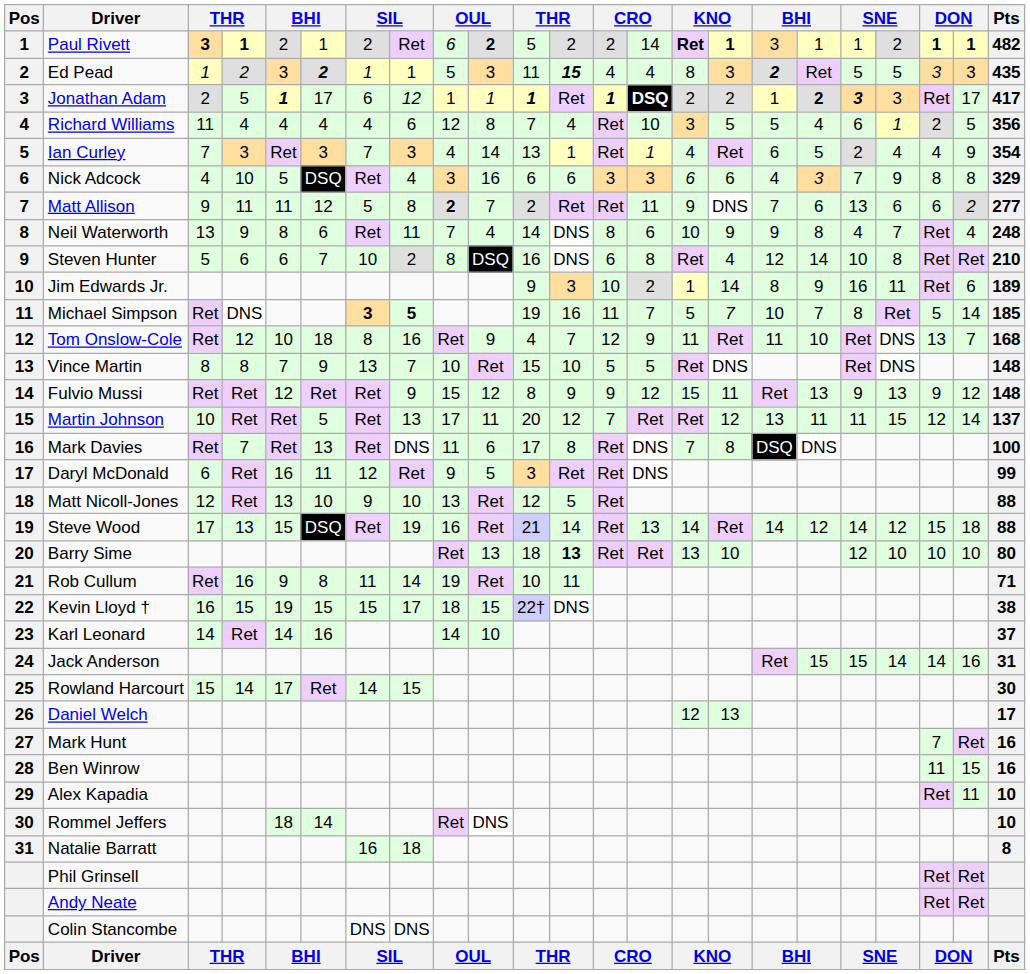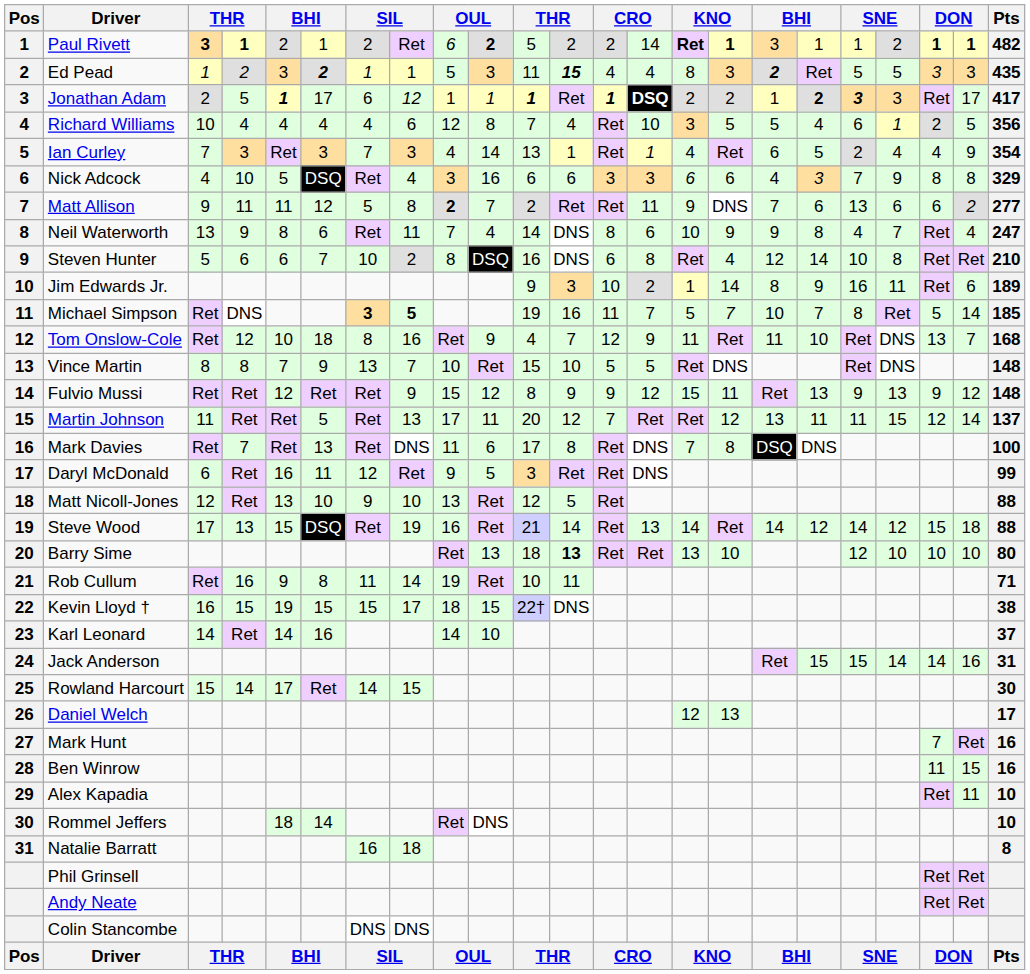(205, 125) 11 -> (205, 125) 10
(1006, 232) 248 -> (1006, 232) 247
(205, 420) 10 -> (205, 420) 11
